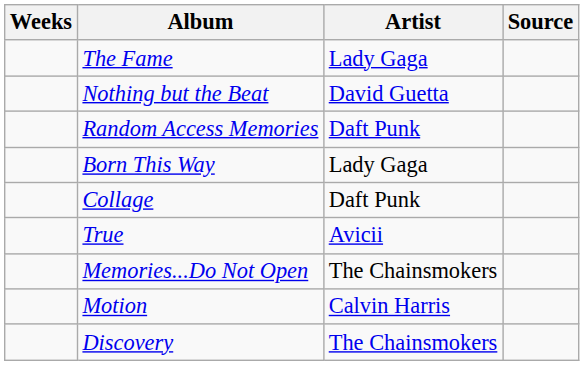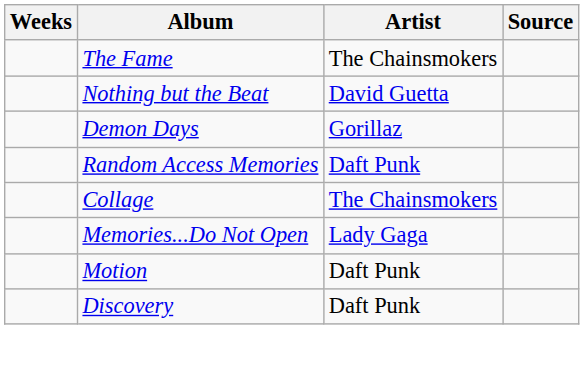(378, 57) Lady Gaga -> (413, 57) The Chainsmokers
+ row: (141, 128)
- row: (149, 164)
(374, 199) Daft Punk -> (413, 199) The Chainsmokers
- row: (103, 235)
(413, 270) The Chainsmokers -> (378, 235) Lady Gaga
(389, 306) Calvin Harris -> (374, 270) Daft Punk
(413, 341) The Chainsmokers -> (374, 306) Daft Punk
